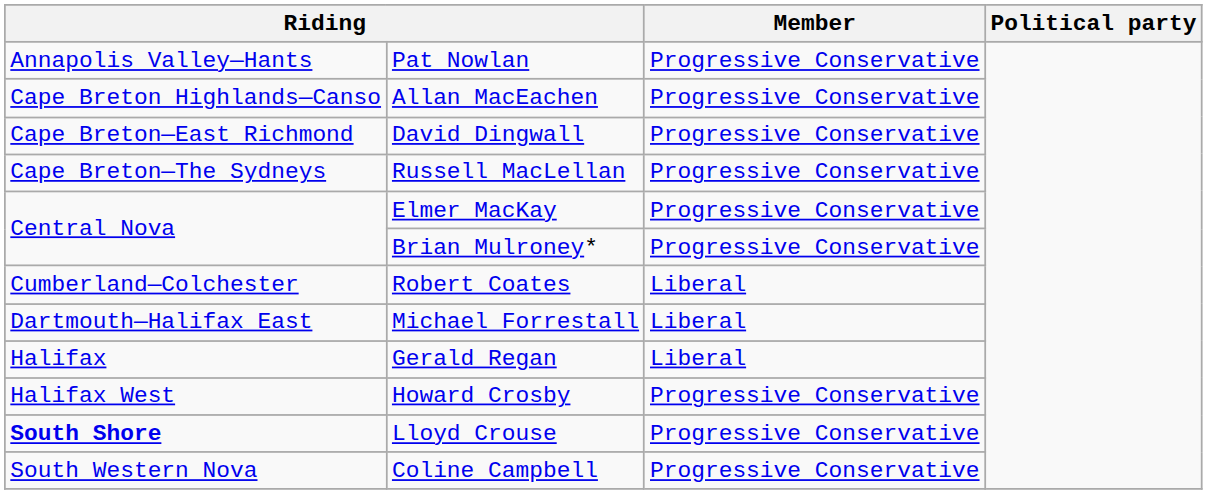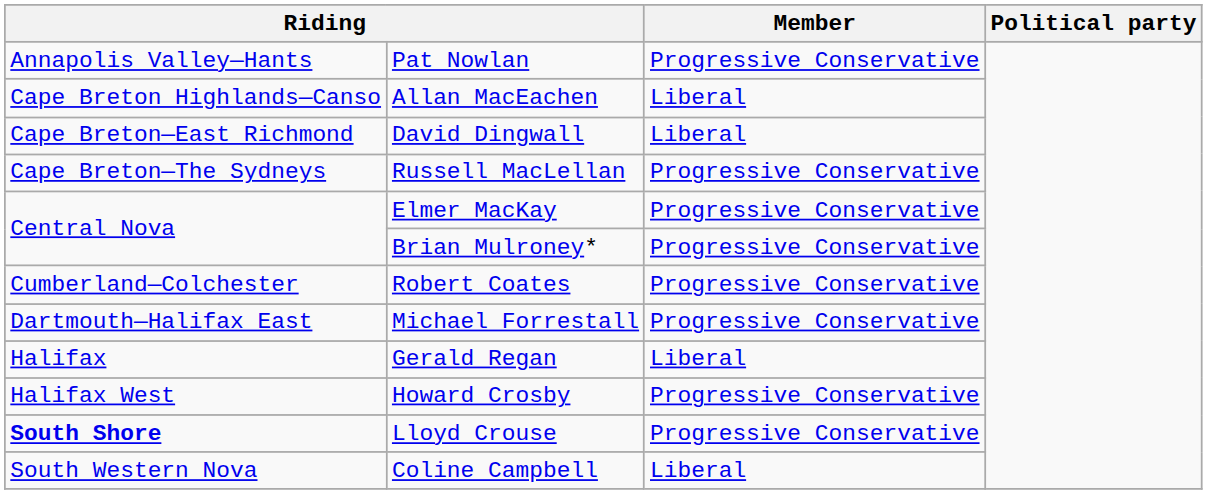(815, 98) Progressive Conservative -> (698, 98) Liberal
(815, 135) Progressive Conservative -> (698, 135) Liberal
(698, 285) Liberal -> (815, 285) Progressive Conservative
(698, 322) Liberal -> (815, 322) Progressive Conservative
(815, 471) Progressive Conservative -> (698, 471) Liberal
